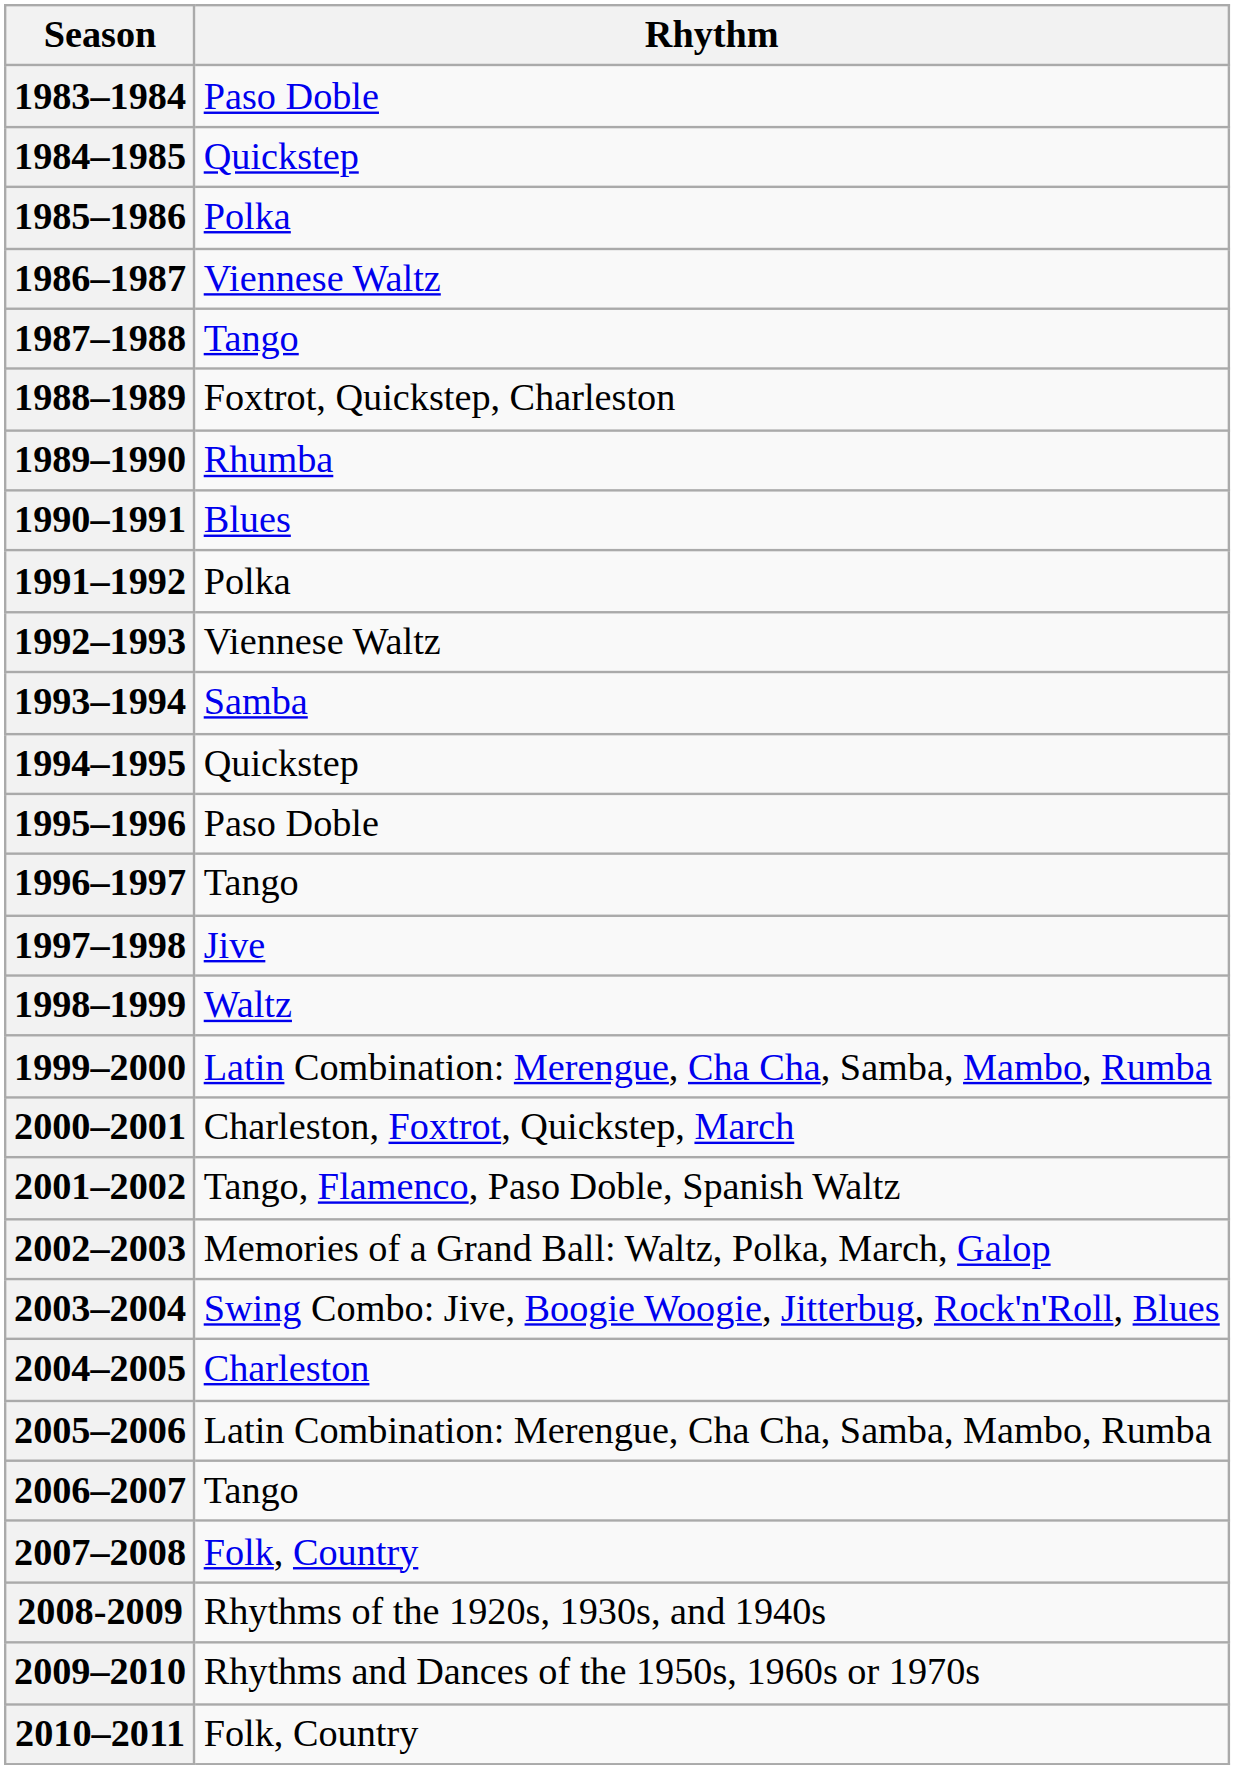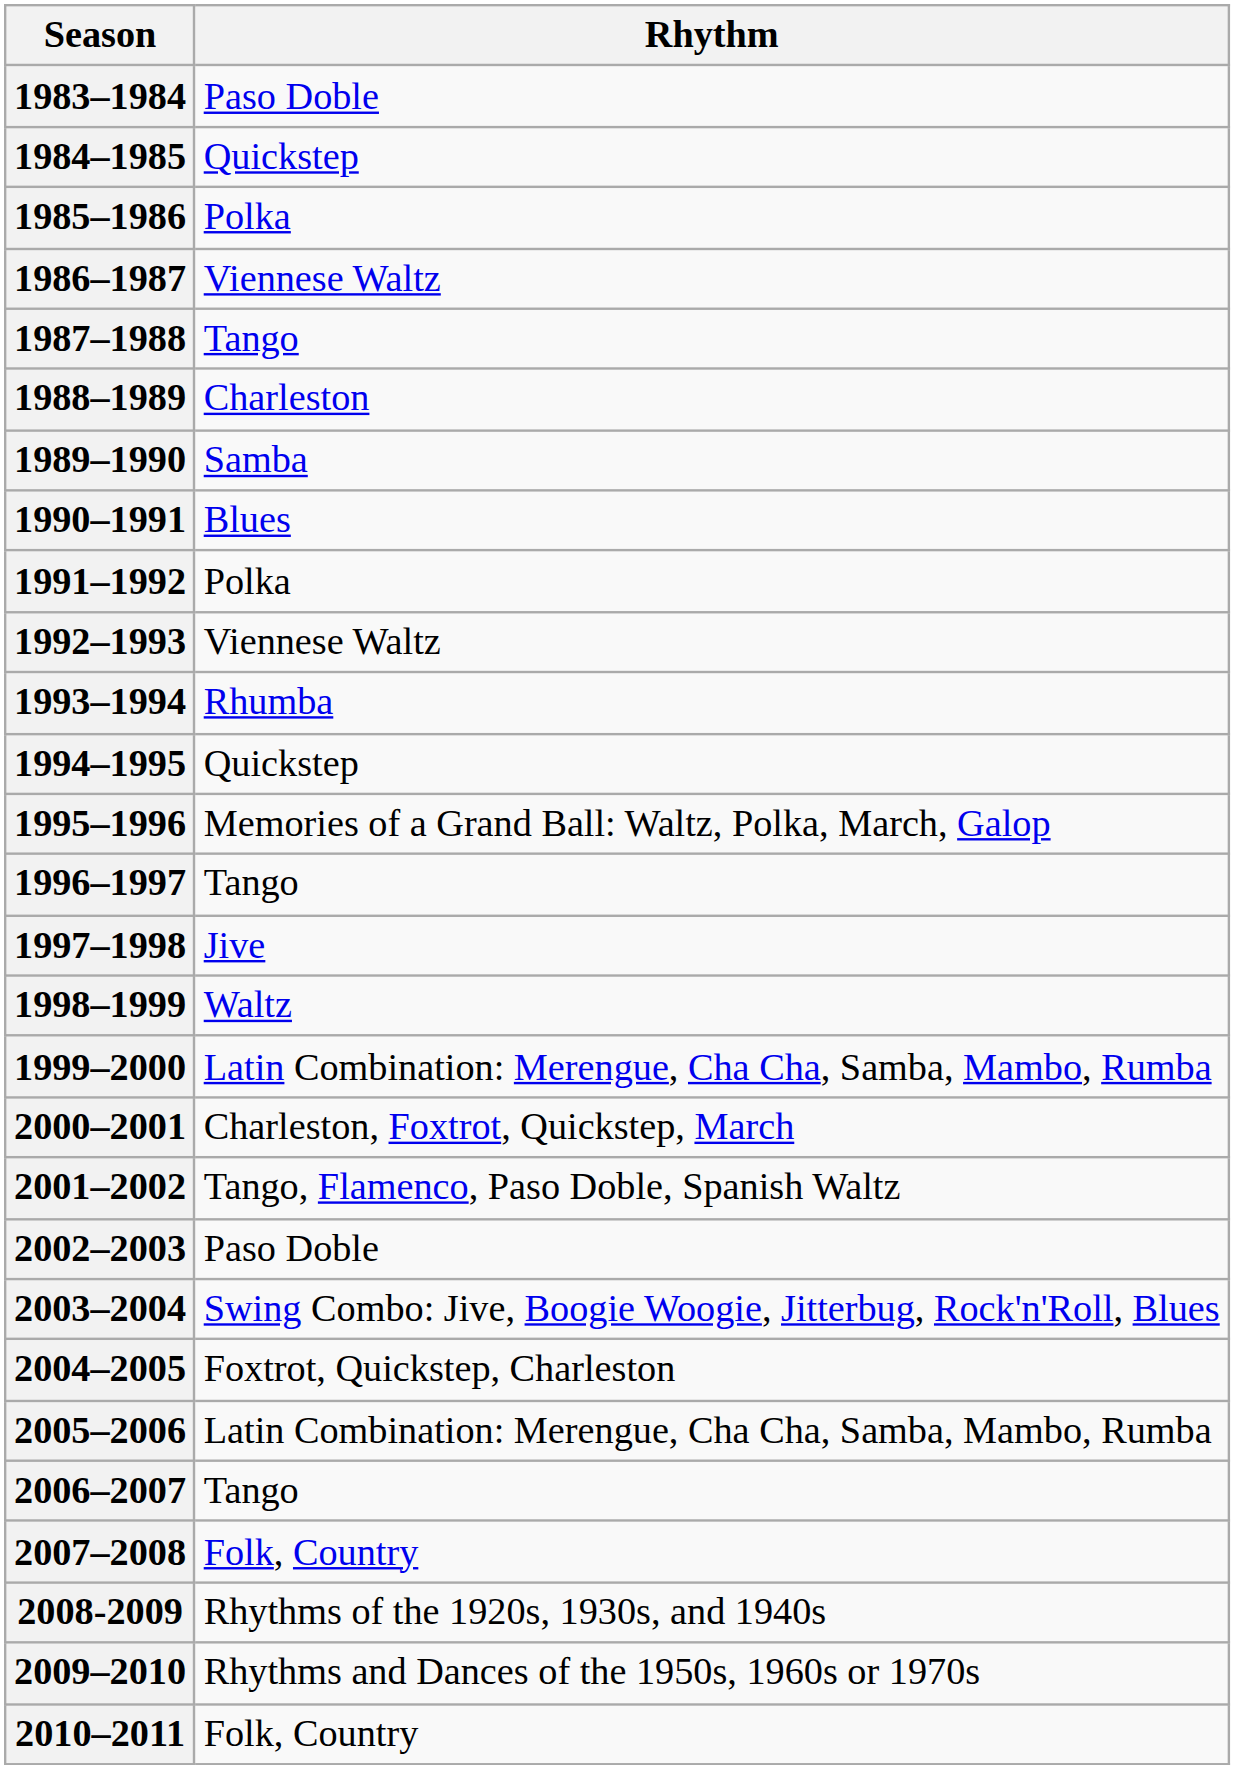(440, 398) Foxtrot, Quickstep, Charleston -> (287, 398) Charleston
(269, 459) Rhumba -> (256, 459) Samba
(256, 701) Samba -> (269, 701) Rhumba
(291, 823) Paso Doble -> (627, 823) Memories of a Grand Ball: Waltz, Polka, March, Galop
(627, 1247) Memories of a Grand Ball: Waltz, Polka, March, Galop -> (291, 1247) Paso Doble
(287, 1369) Charleston -> (440, 1369) Foxtrot, Quickstep, Charleston
